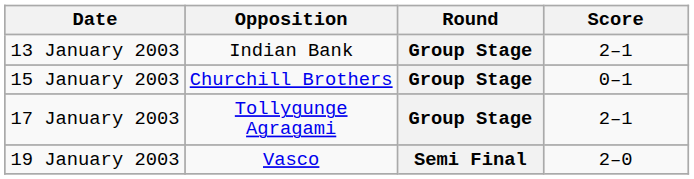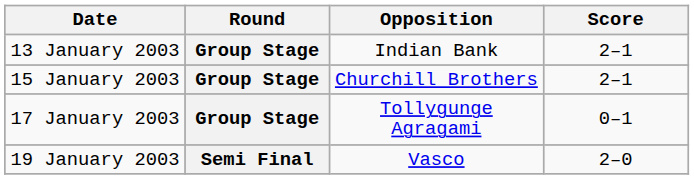columns swapped: (470, 20) <-> (291, 20)
(616, 80) 0–1 -> (616, 80) 2–1
(616, 119) 2–1 -> (616, 119) 0–1
